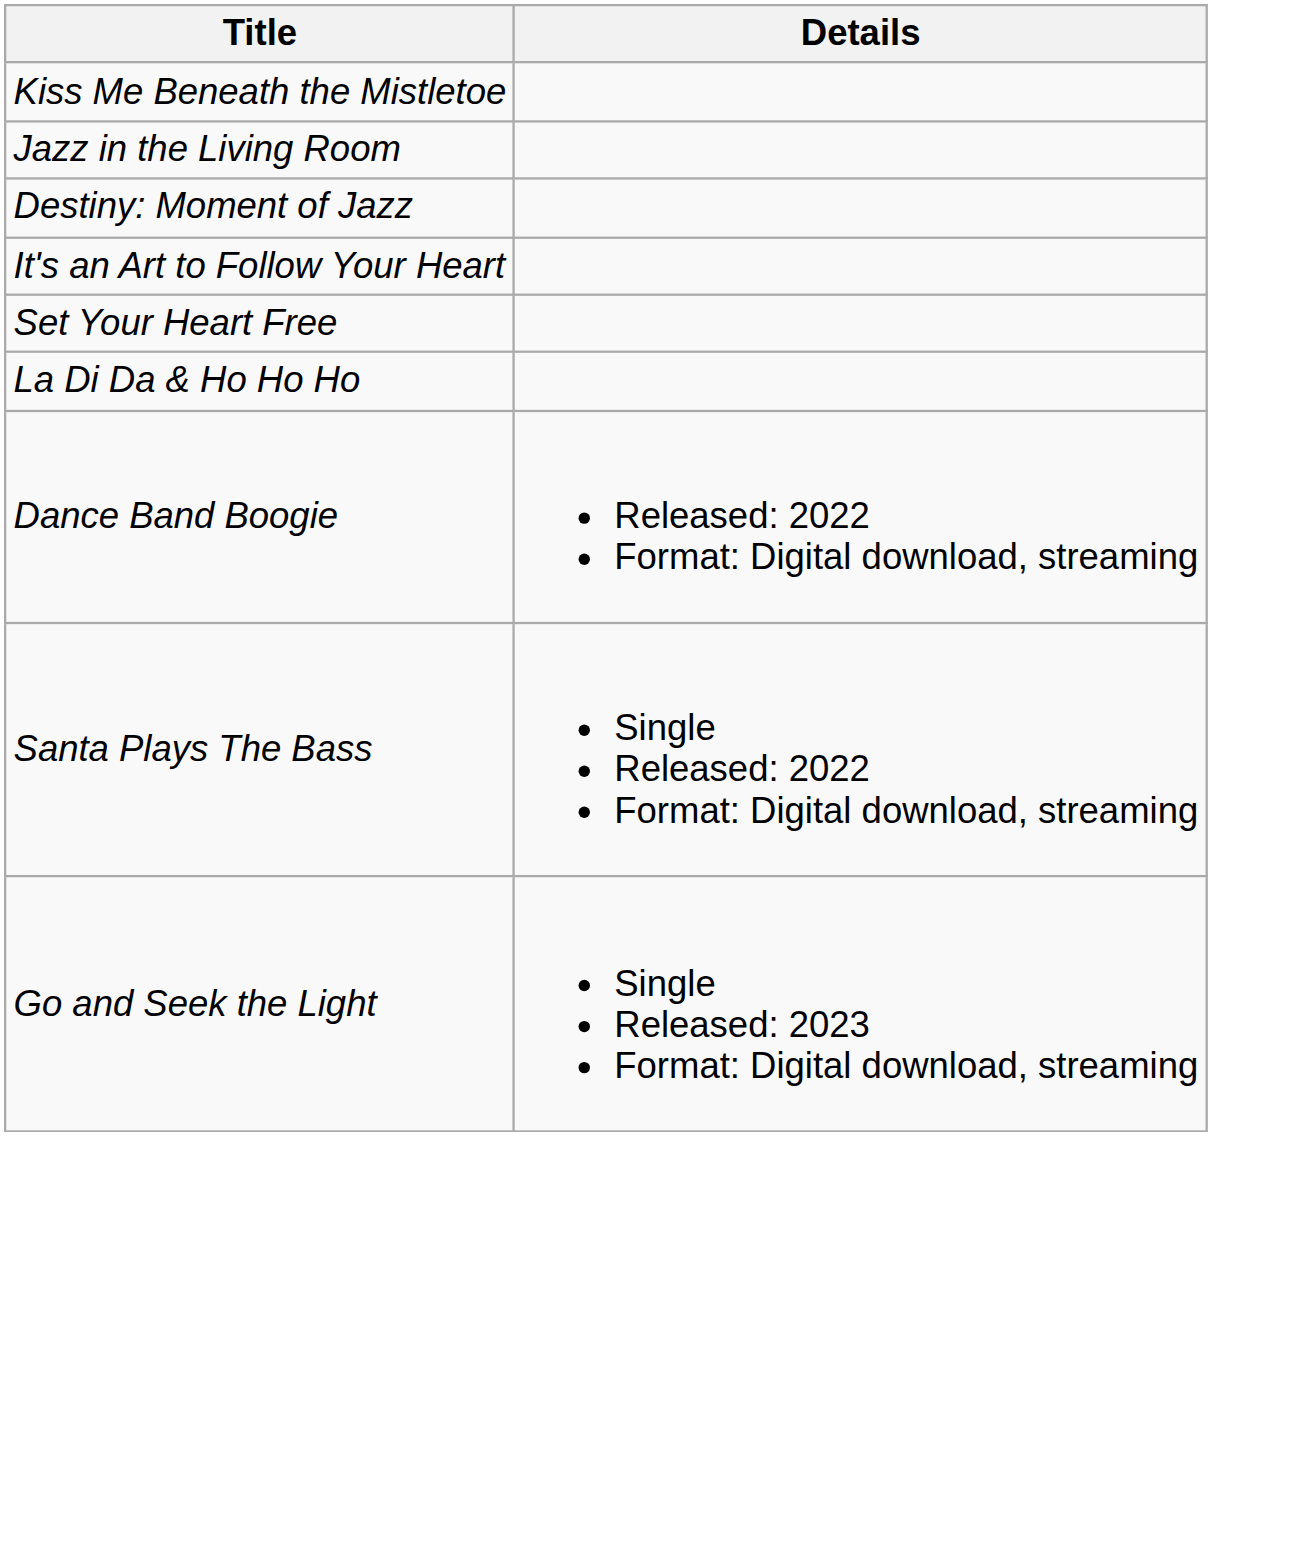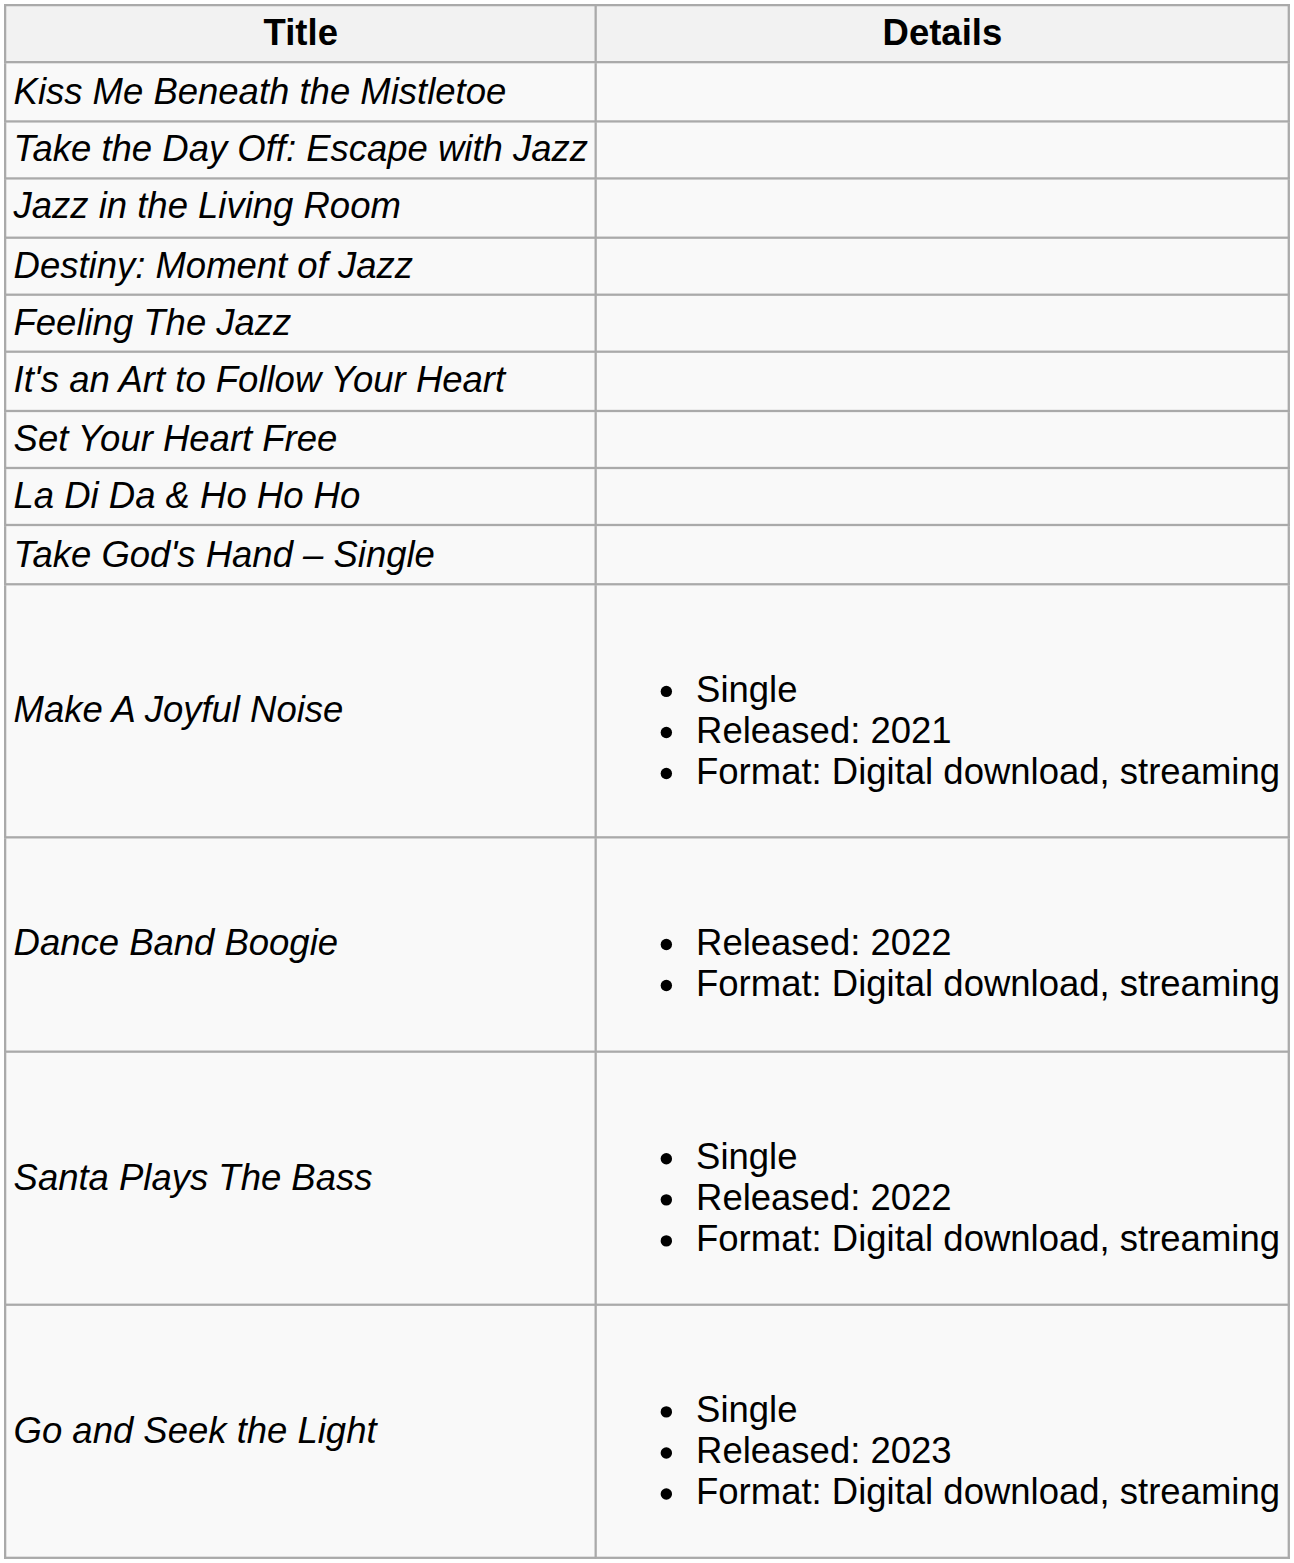+ row: (301, 149)
+ row: (152, 322)
+ row: (224, 554)
+ row: (178, 710)
